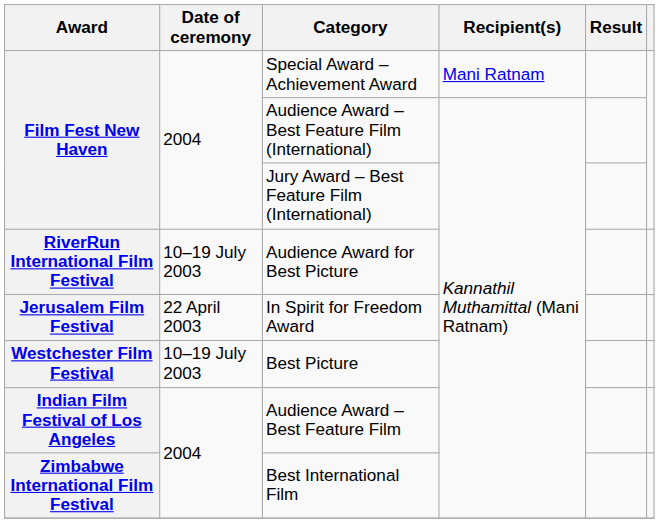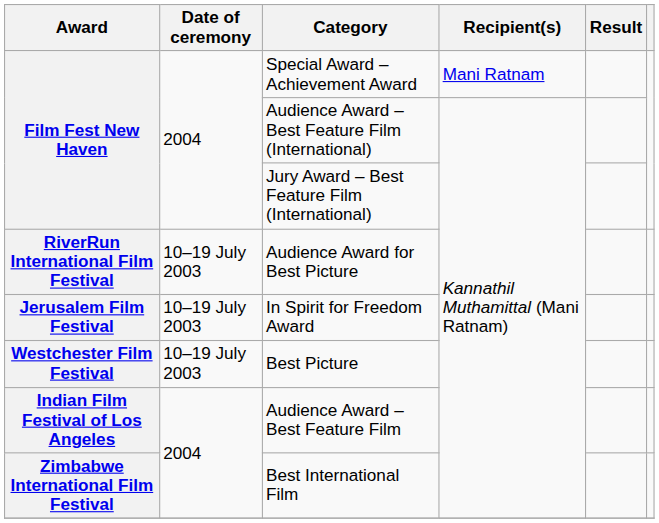(192, 317) 22 April 2003 -> (205, 317) 10–19 July 2003
